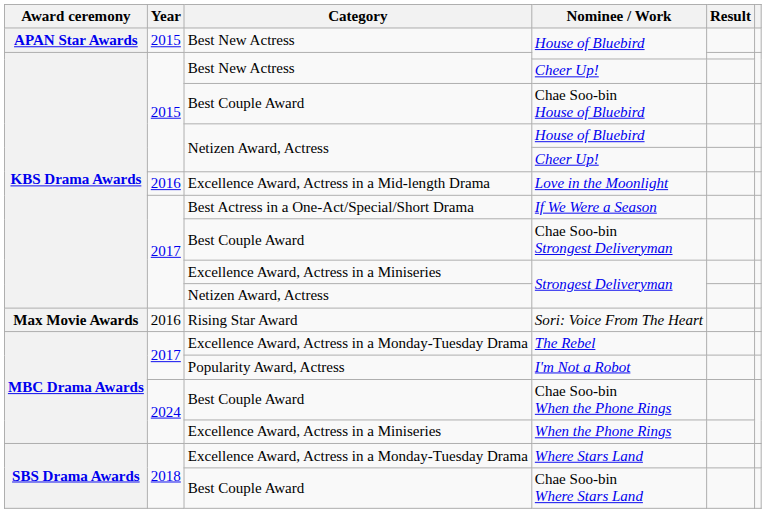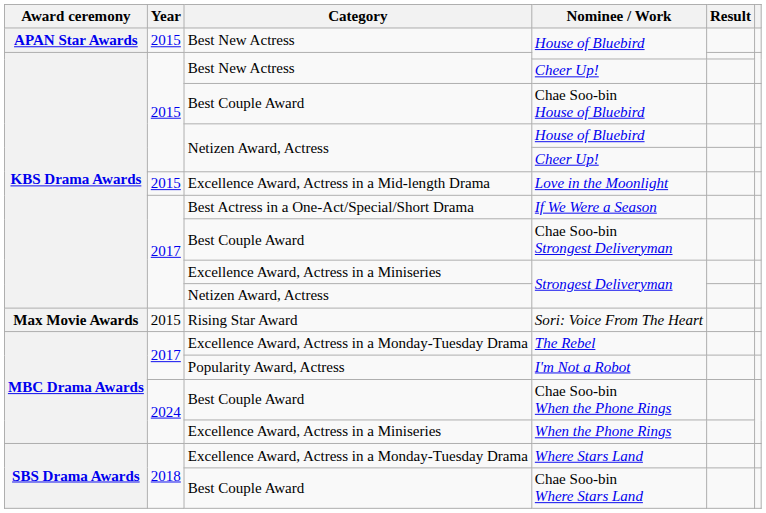(166, 183) 2016 -> (166, 183) 2015
(166, 319) 2016 -> (166, 319) 2015
